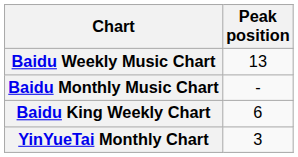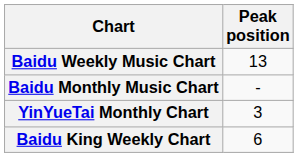rows swapped: (113, 113) <-> (113, 139)
